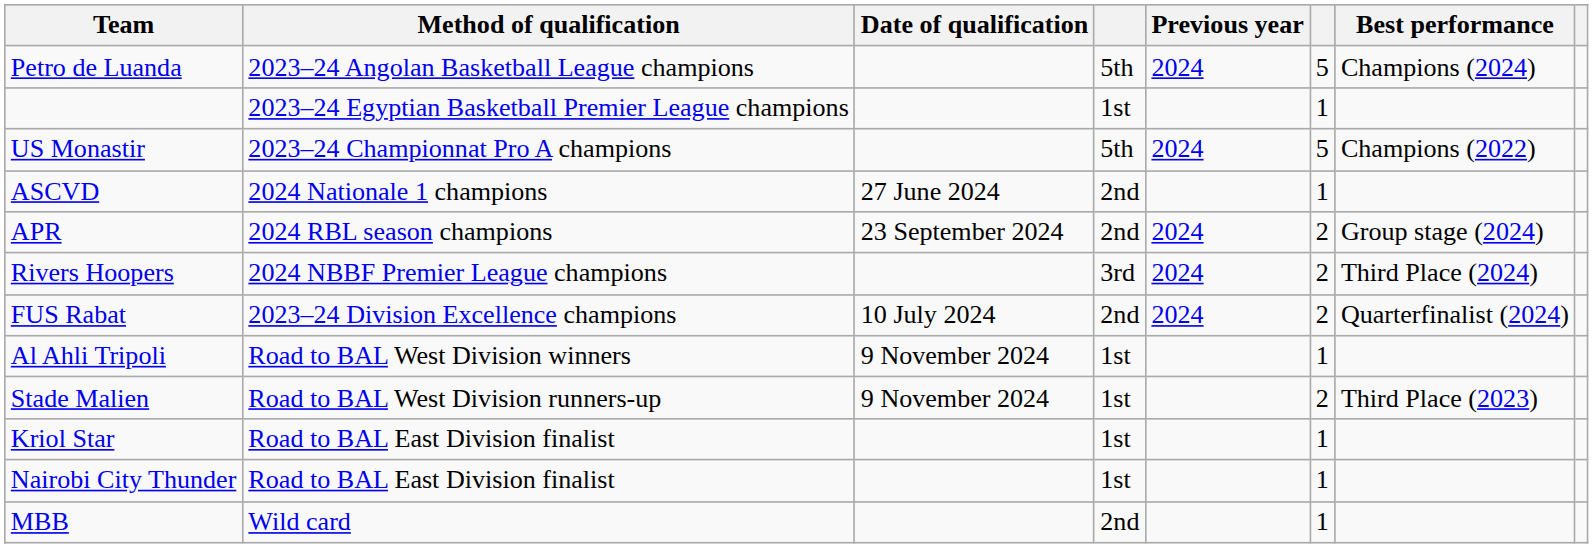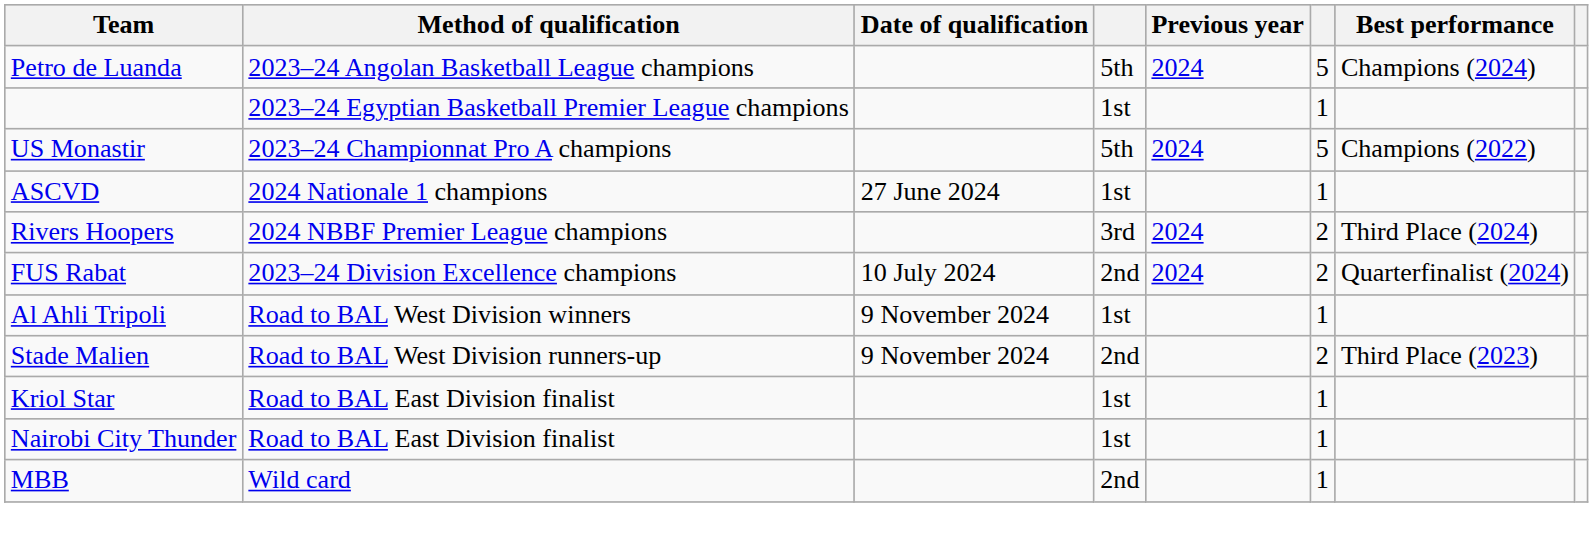(1120, 190) 2nd -> (1116, 190) 1st
- row: (36, 231)
(1116, 397) 1st -> (1120, 356) 2nd
